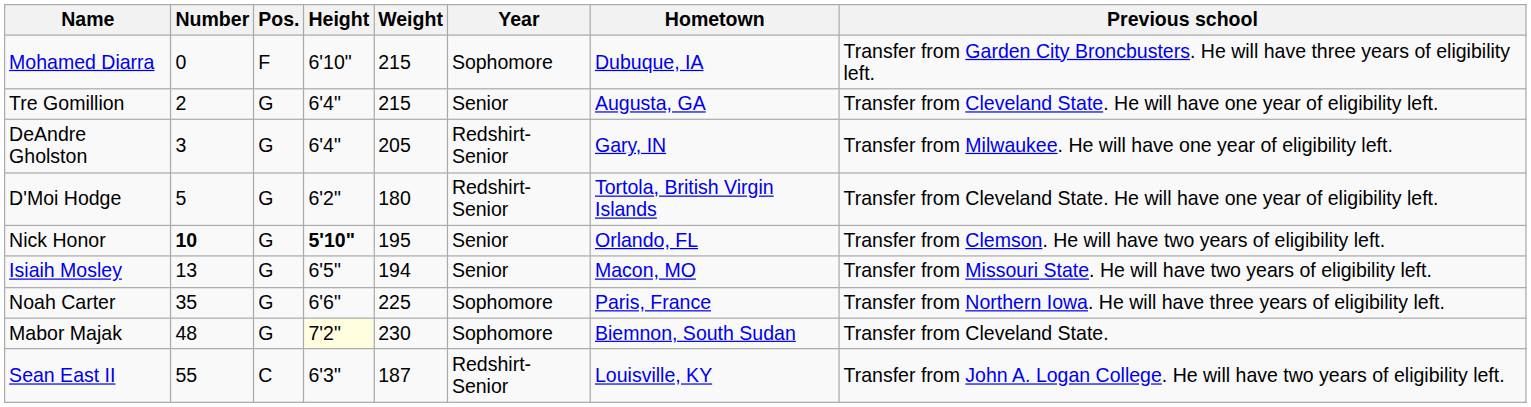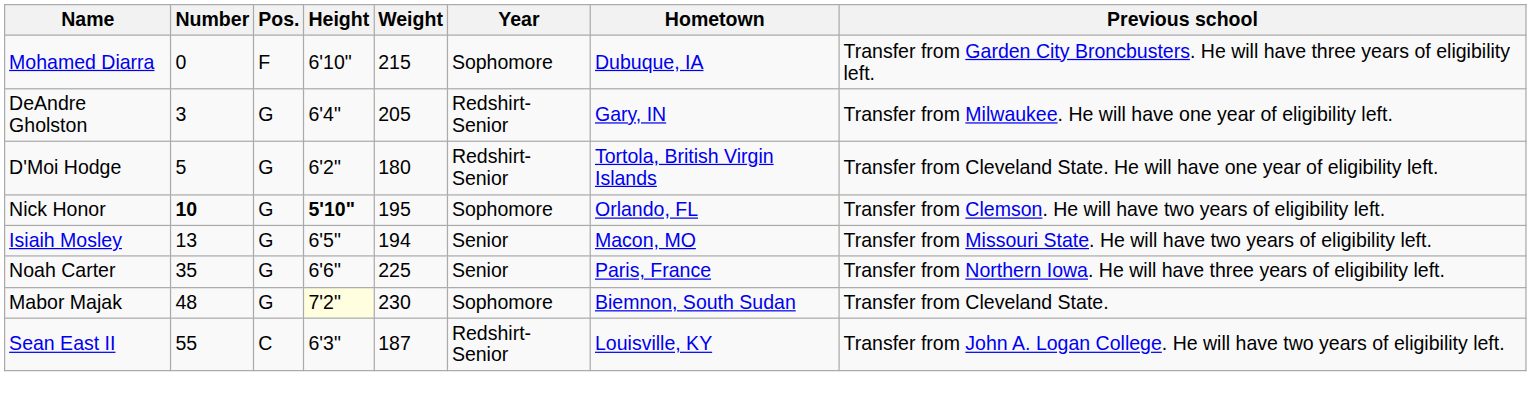- row: (67, 103)
(480, 240) Senior -> (502, 209) Sophomore
(502, 302) Sophomore -> (480, 271) Senior
